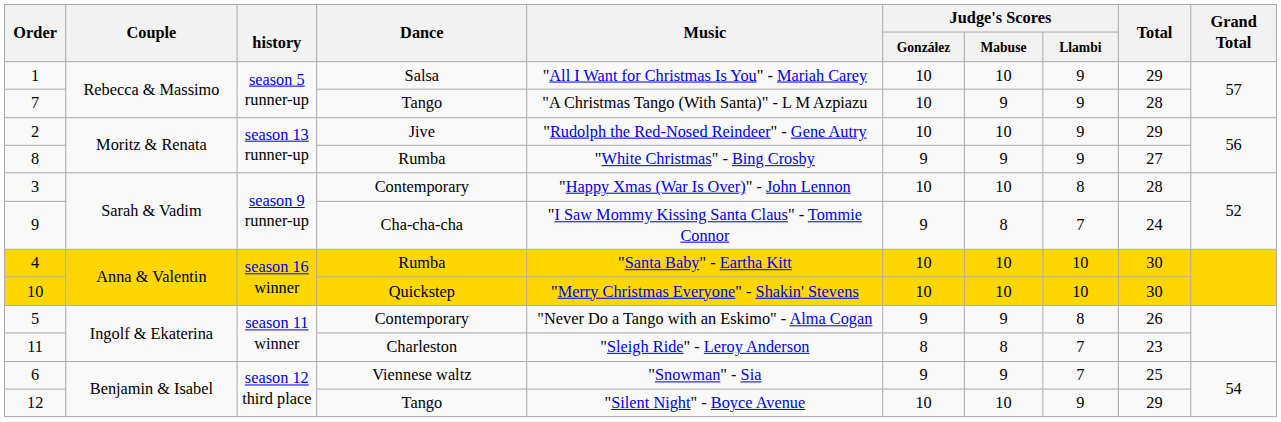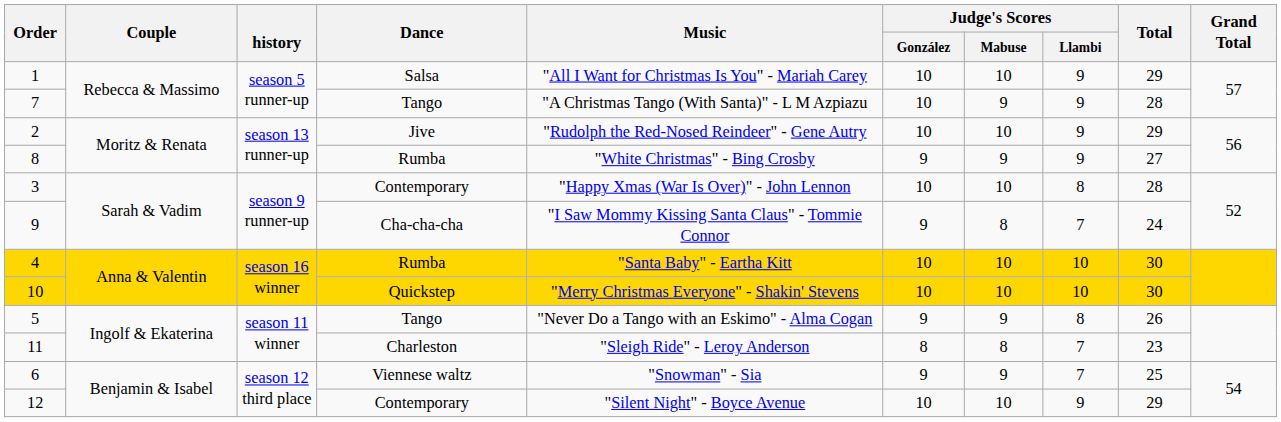(422, 319) Contemporary -> (422, 319) Tango
(422, 402) Tango -> (422, 402) Contemporary
